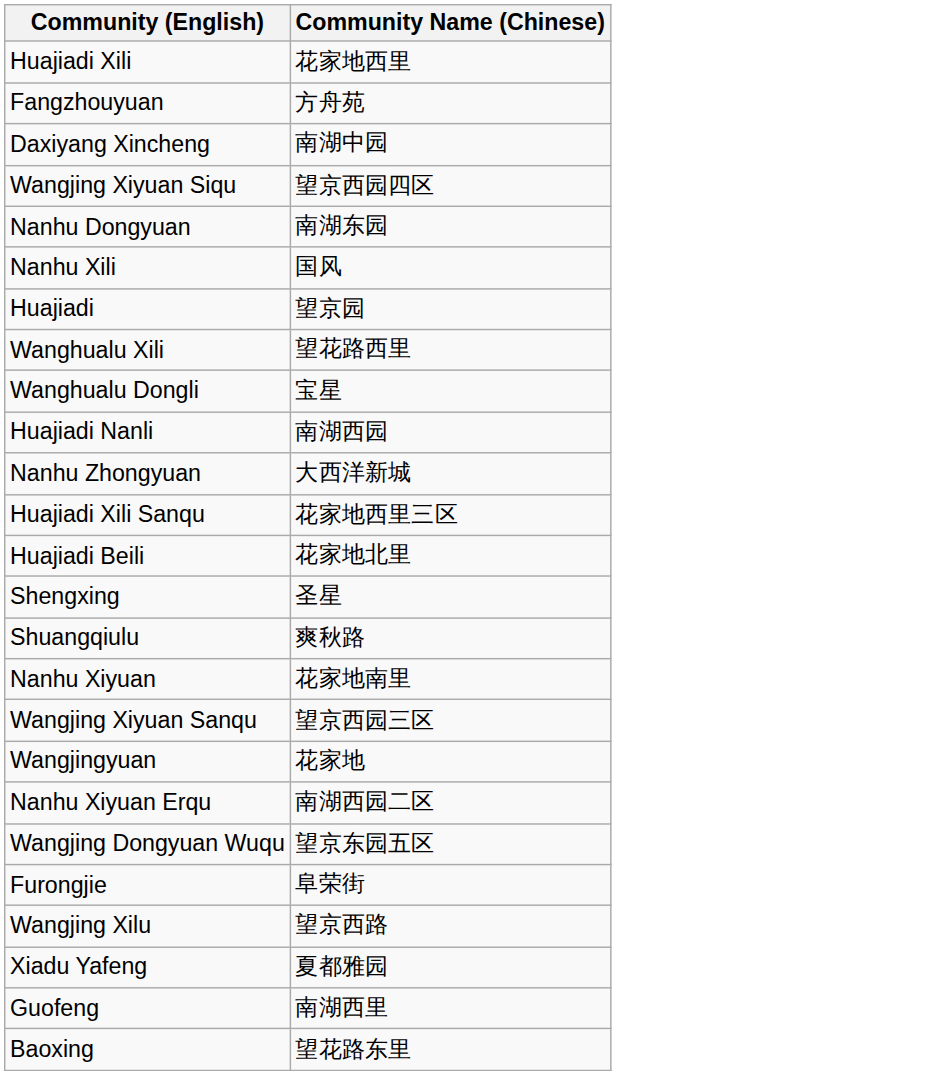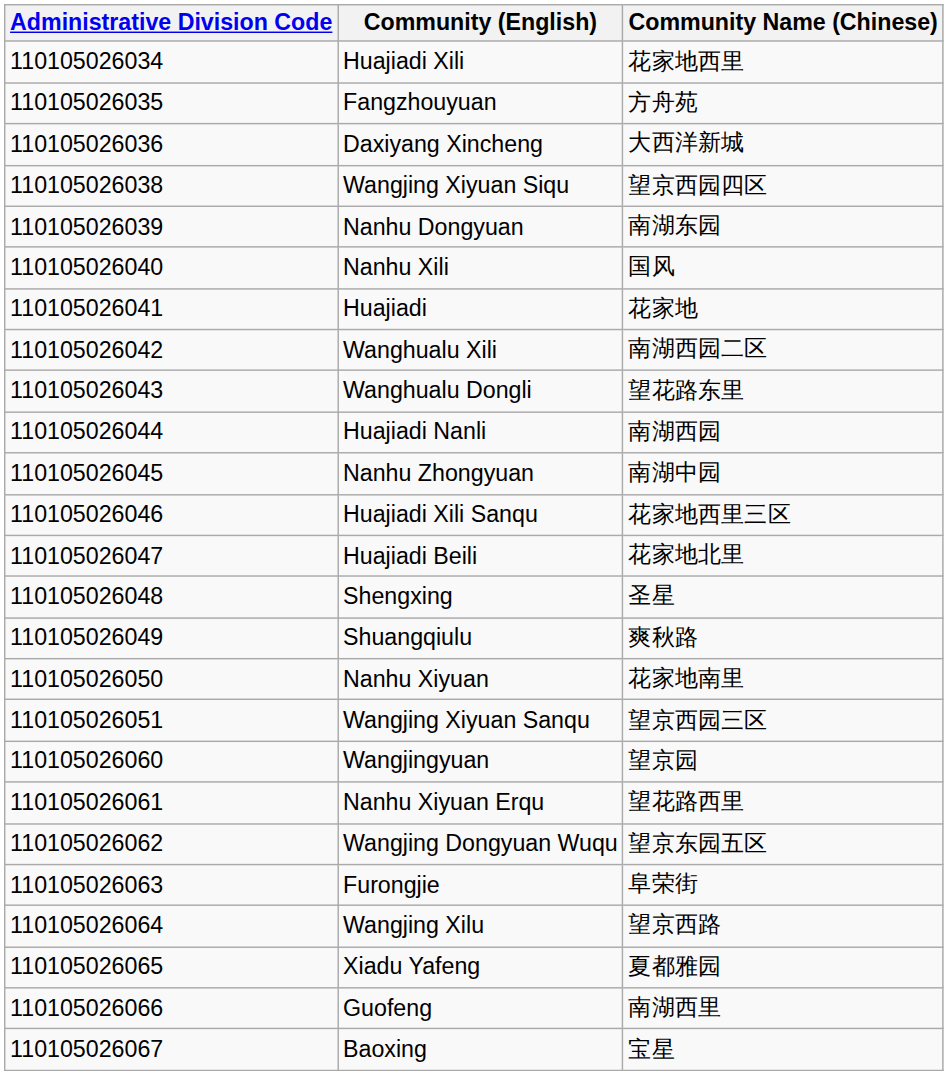+ column: (171, 22)
(342, 143) 南湖中园 -> (686, 143) 大西洋新城
(330, 308) 望京园 -> (663, 308) 花家地
(353, 349) 望花路西里 -> (698, 349) 南湖西园二区
(319, 390) 宝星 -> (686, 390) 望花路东里
(353, 472) 大西洋新城 -> (675, 472) 南湖中园
(330, 760) 花家地 -> (663, 760) 望京园
(365, 801) 南湖西园二区 -> (686, 801) 望花路西里
(353, 1048) 望花路东里 -> (652, 1048) 宝星
